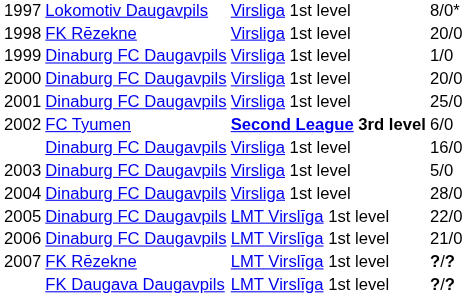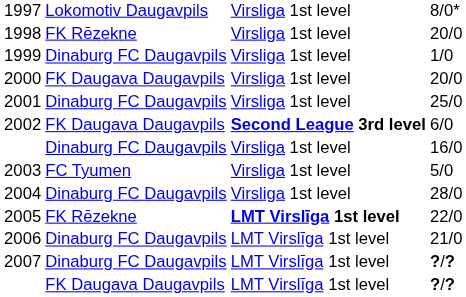(136, 79) Dinaburg FC Daugavpils -> (135, 79) FK Daugava Daugavpils
(88, 124) FC Tyumen -> (135, 124) FK Daugava Daugavpils
(136, 170) Dinaburg FC Daugavpils -> (88, 170) FC Tyumen
(136, 216) Dinaburg FC Daugavpils -> (91, 216) FK Rēzekne
(310, 216) normal -> (315, 216) bold
(91, 262) FK Rēzekne -> (136, 262) Dinaburg FC Daugavpils
